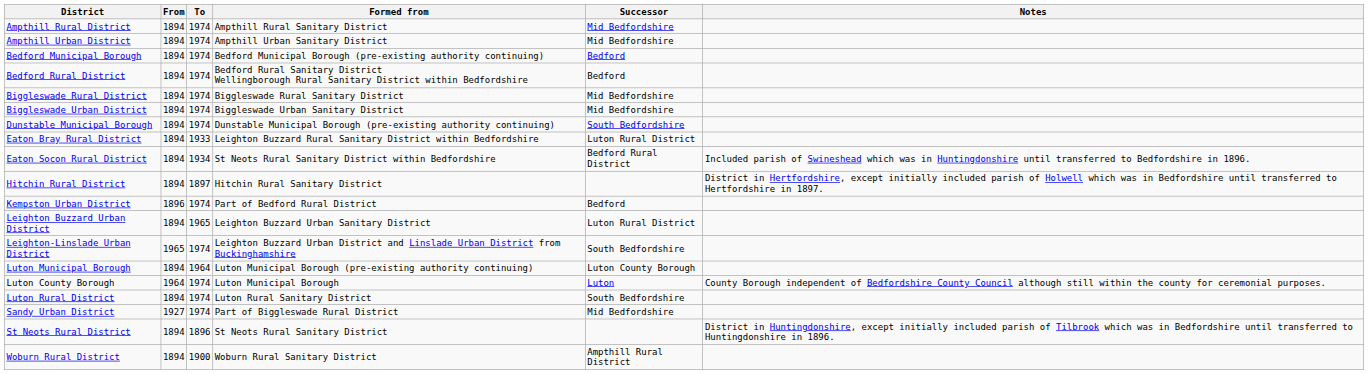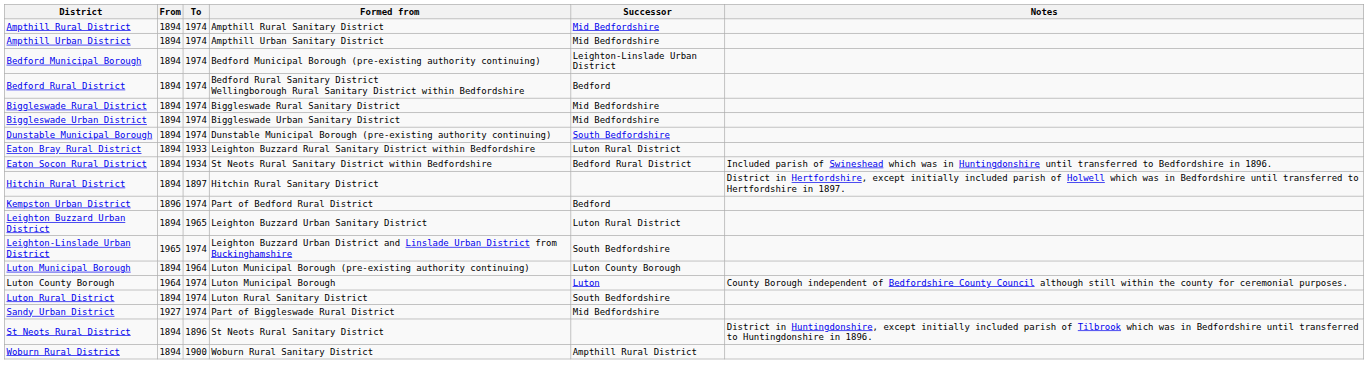(606, 56) Bedford -> (635, 61) Leighton-Linslade Urban District
